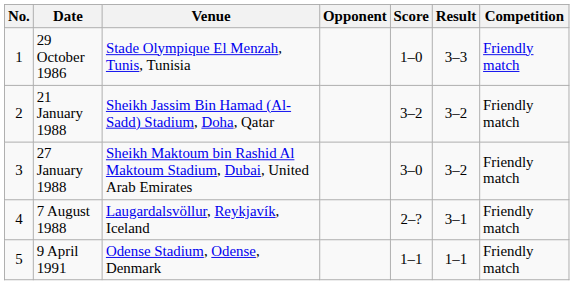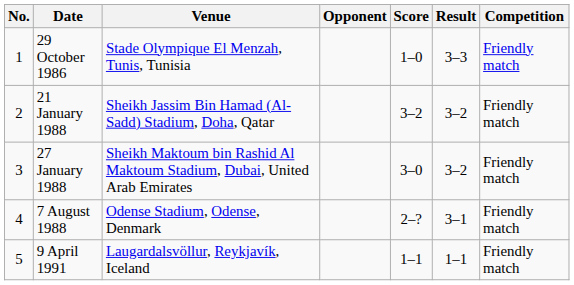(193, 219) Laugardalsvöllur, Reykjavík, Iceland -> (183, 219) Odense Stadium, Odense, Denmark
(183, 259) Odense Stadium, Odense, Denmark -> (193, 259) Laugardalsvöllur, Reykjavík, Iceland
